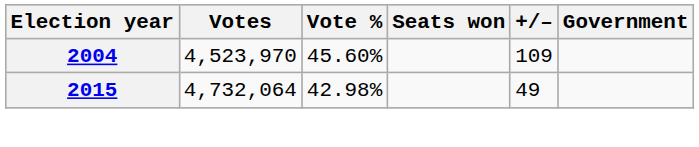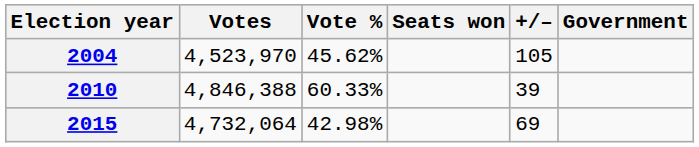(345, 56) 45.60% -> (345, 56) 45.62%
(534, 56) 109 -> (534, 56) 105
+ row: (92, 90)
(528, 90) 49 -> (528, 124) 69
